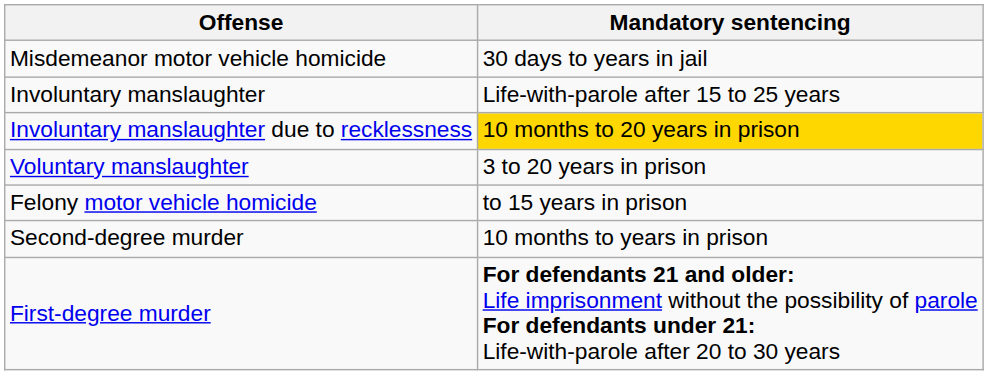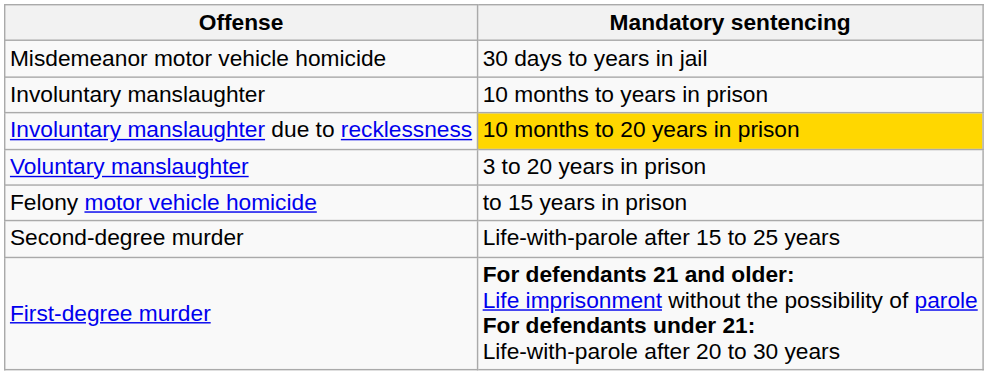(661, 94) Life-with-parole after 15 to 25 years -> (625, 94) 10 months to years in prison
(625, 238) 10 months to years in prison -> (661, 238) Life-with-parole after 15 to 25 years
